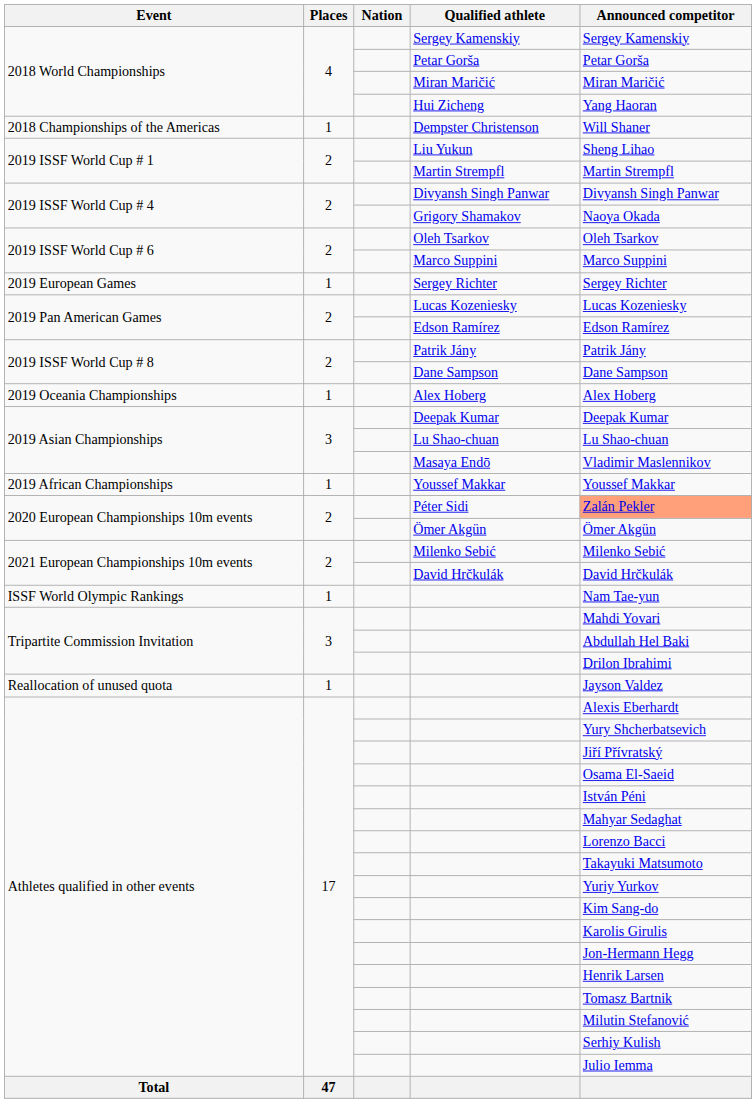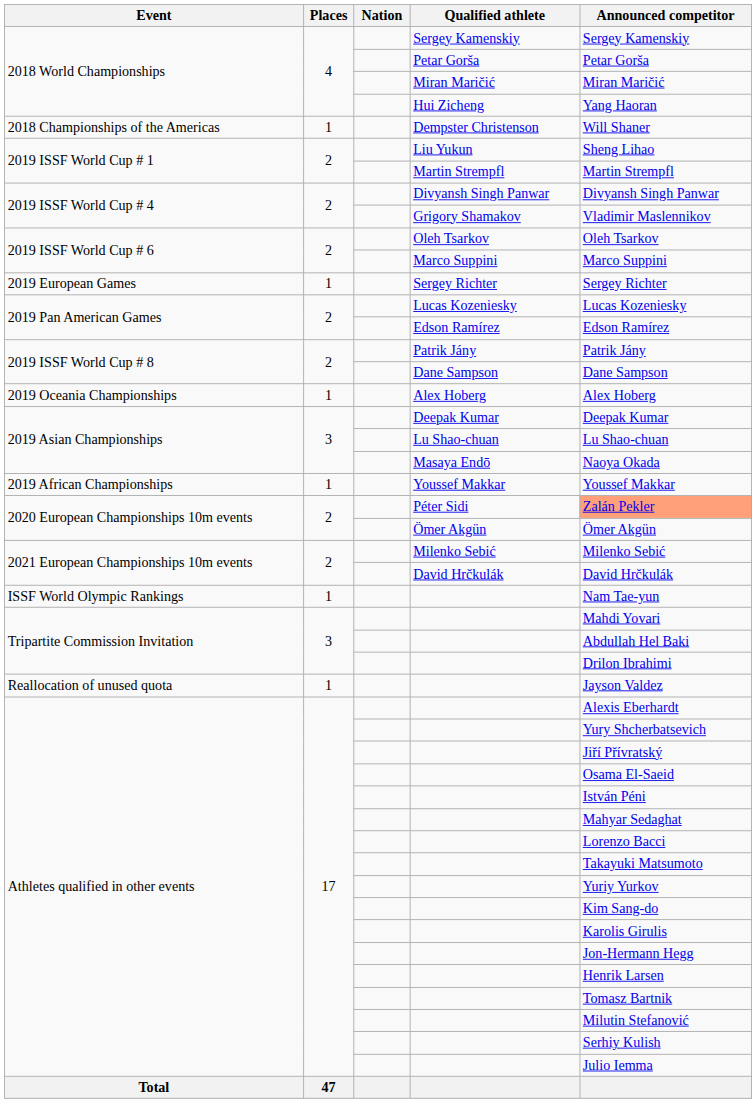(621, 216) Naoya Okada -> (647, 216) Vladimir Maslennikov
(647, 462) Vladimir Maslennikov -> (621, 462) Naoya Okada
